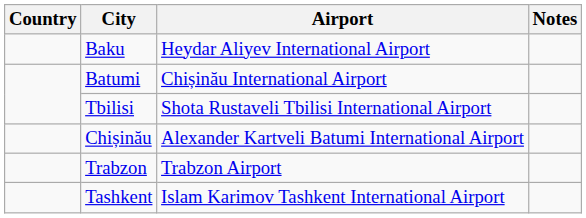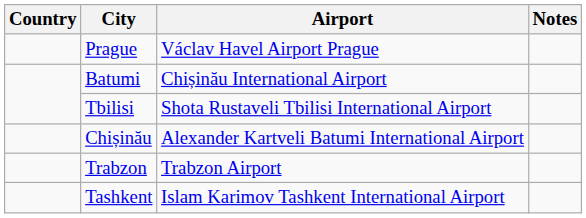- row: (105, 49)
+ row: (111, 49)
